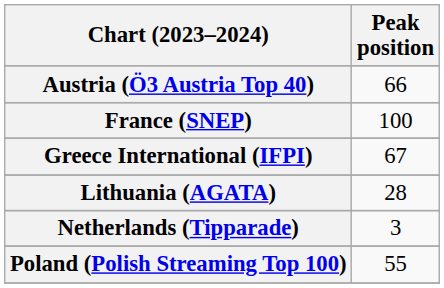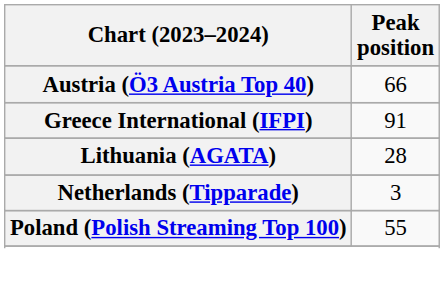- row: (178, 120)
(396, 156) 67 -> (396, 120) 91
